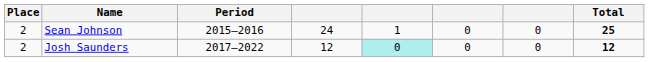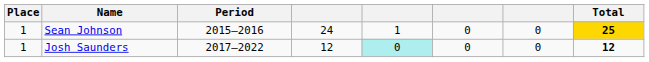(23, 31) 2 -> (23, 31) 1
(608, 31) no background -> (608, 31) gold background
(23, 48) 2 -> (23, 48) 1
